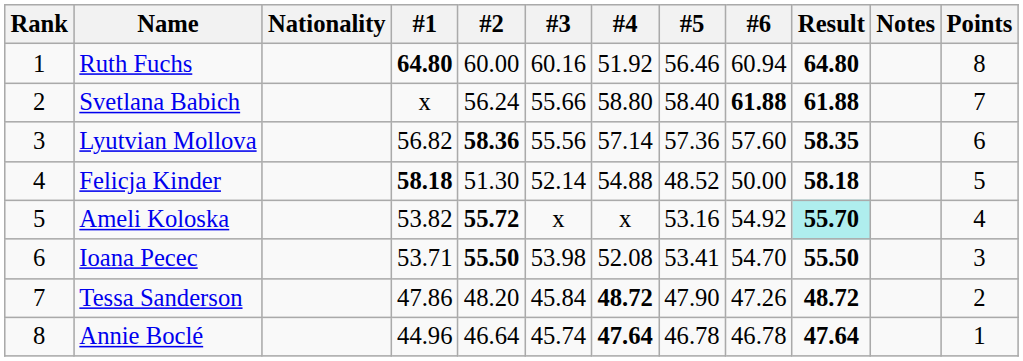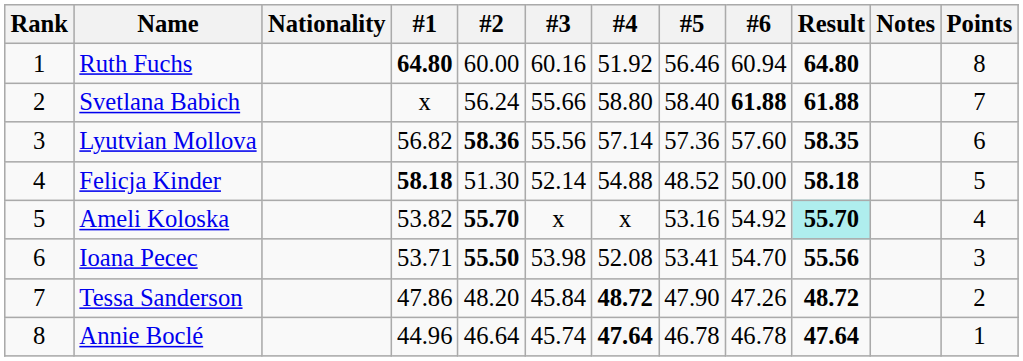(492, 219) 55.72 -> (492, 219) 55.70
(831, 258) 55.50 -> (831, 258) 55.56
